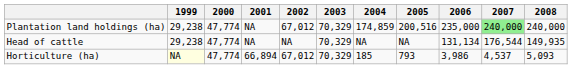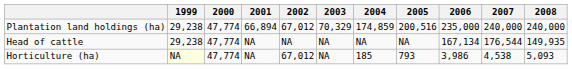(250, 27) NA -> (261, 27) 66,894
(503, 27) lightgreen background -> (503, 27) no background
(335, 41) 70,329 -> (324, 41) NA
(460, 41) 131,134 -> (460, 41) 167,134
(261, 56) 66,894 -> (250, 56) NA
(335, 56) 70,329 -> (324, 56) NA
(498, 56) 4,537 -> (498, 56) 4,538
